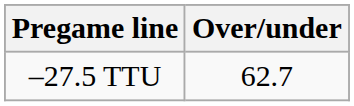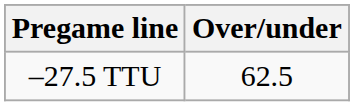(267, 75) 62.7 -> (267, 75) 62.5
